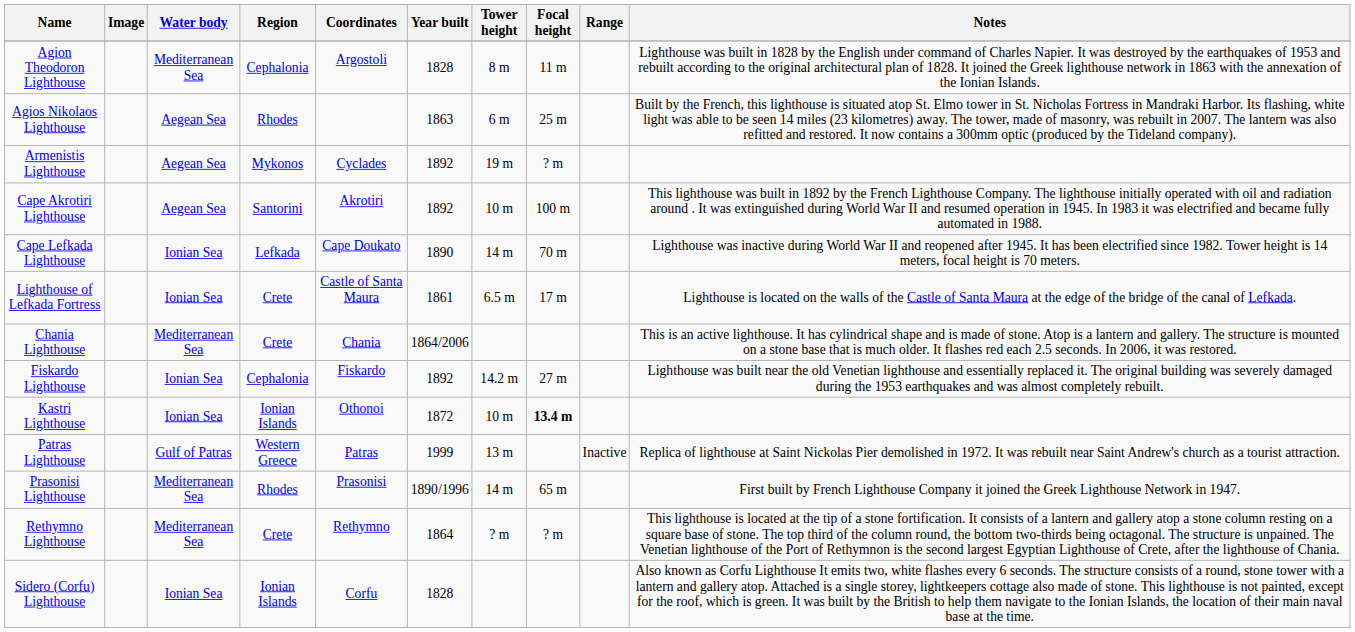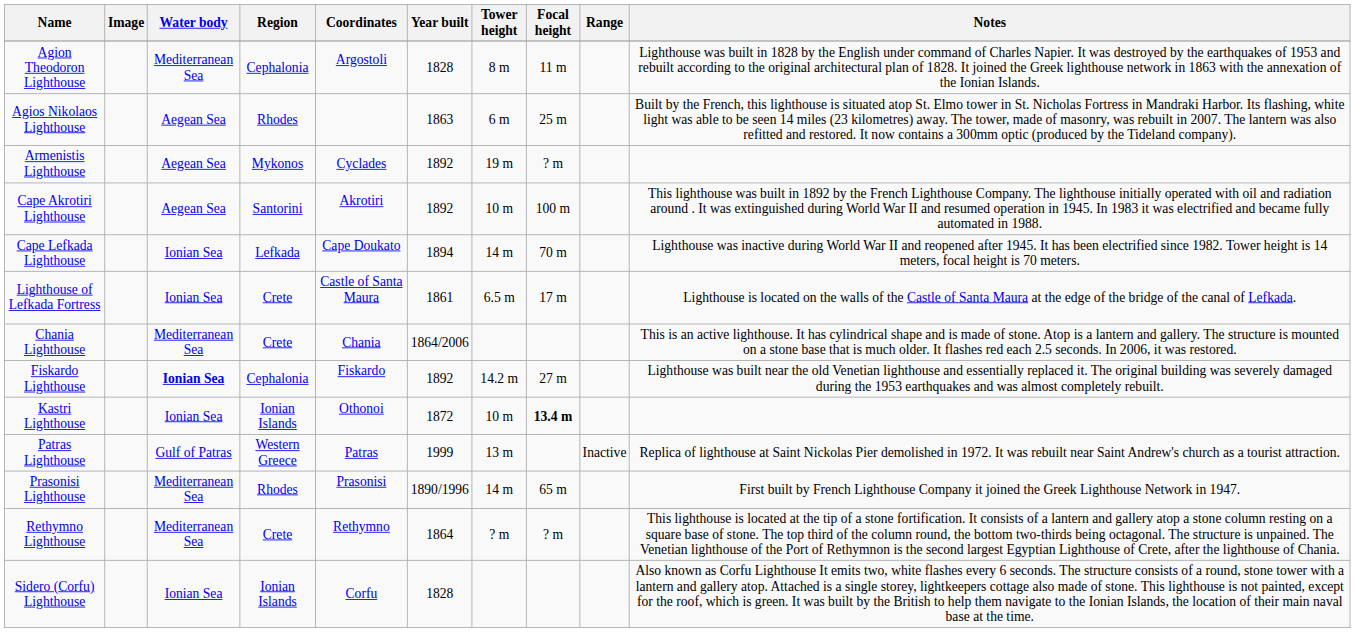(440, 253) 1890 -> (440, 253) 1894
(194, 379) normal -> (194, 379) bold
